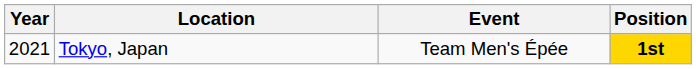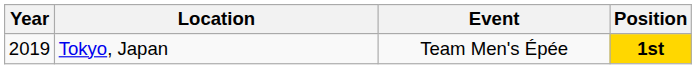(30, 48) 2021 -> (30, 48) 2019
